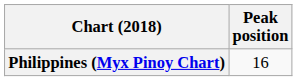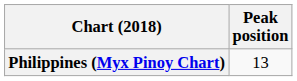(260, 62) 16 -> (260, 62) 13
